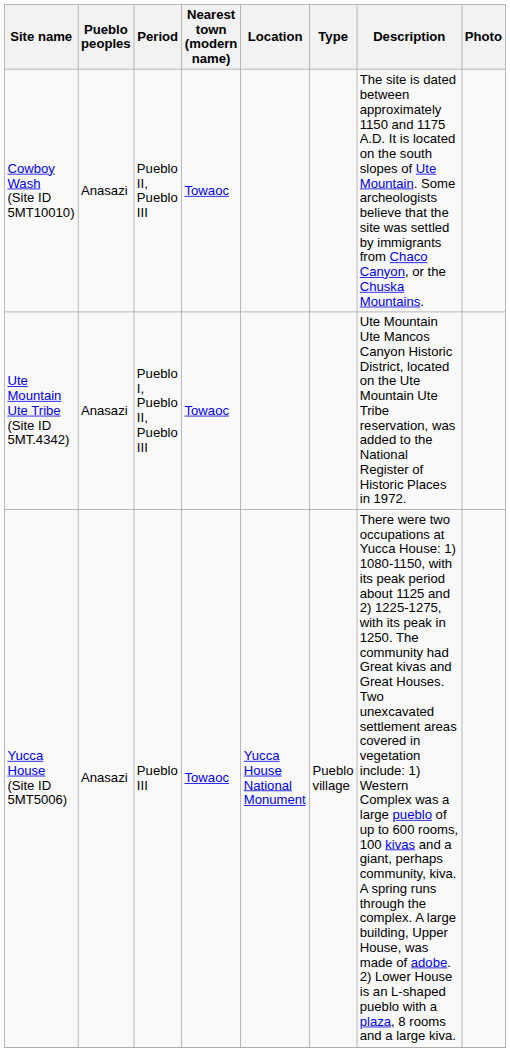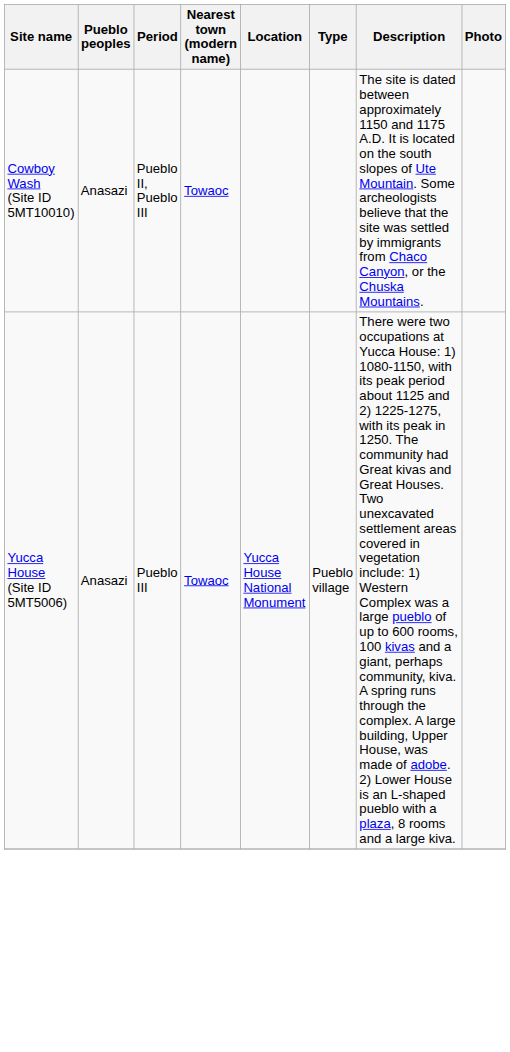- row: (38, 410)
